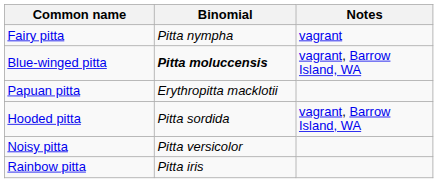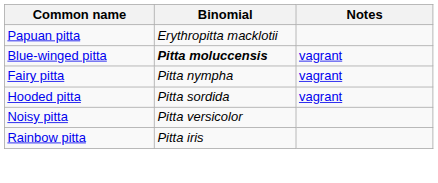rows swapped: (44, 91) <-> (36, 35)
(345, 63) vagrant, Barrow Island, WA -> (321, 55) vagrant
(345, 118) vagrant, Barrow Island, WA -> (321, 96) vagrant
